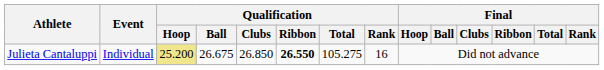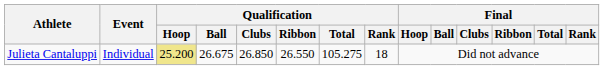(298, 54) bold -> (298, 54) normal
(381, 54) 16 -> (381, 54) 18
